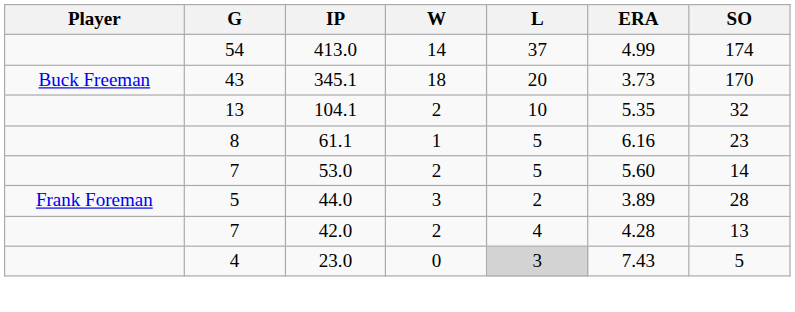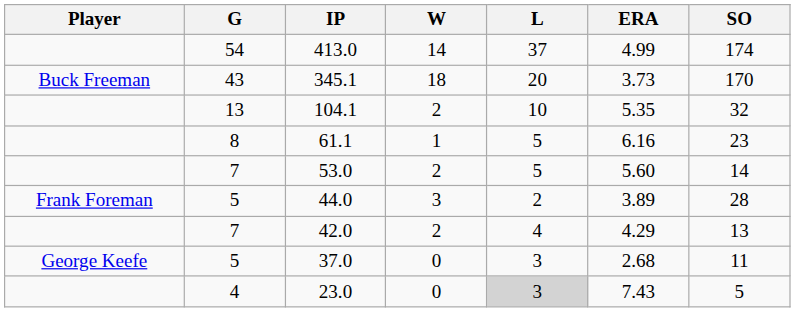(638, 230) 4.28 -> (638, 230) 4.29
+ row: (335, 261)
